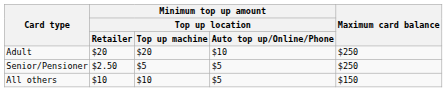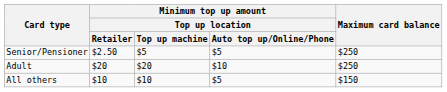rows swapped: (19, 53) <-> (47, 66)
